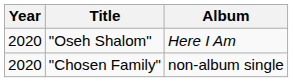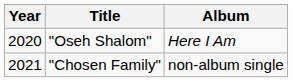(25, 64) 2020 -> (25, 64) 2021
